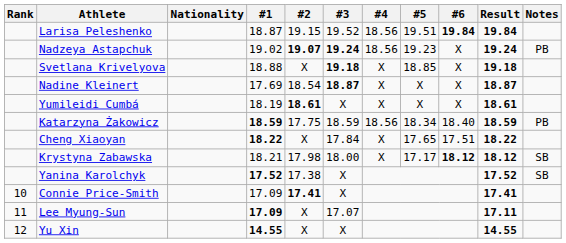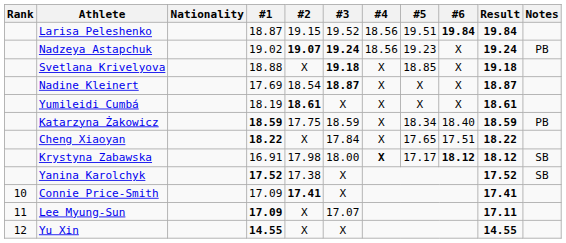(381, 121) 18.56 -> (381, 121) X
(266, 158) 18.21 -> (266, 158) 16.91
(381, 158) normal -> (381, 158) bold
